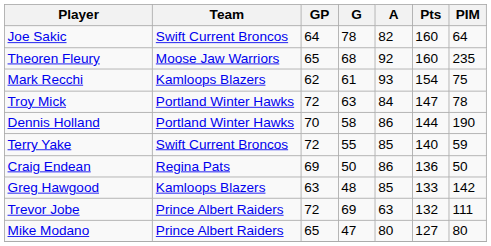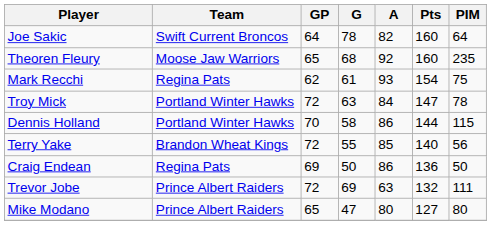(211, 79) Kamloops Blazers -> (193, 79) Regina Pats
(464, 123) 190 -> (463, 123) 115
(222, 144) Swift Current Broncos -> (222, 144) Brandon Wheat Kings
(460, 144) 59 -> (460, 144) 56
- row: (53, 187)
